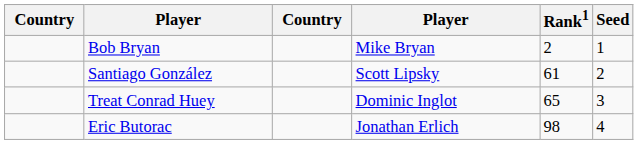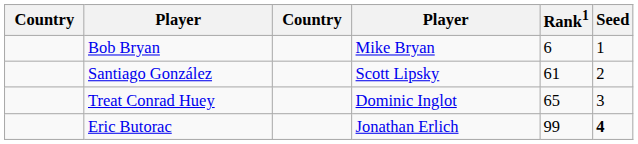(548, 48) 2 -> (548, 48) 6
(552, 126) 98 -> (552, 126) 99
(600, 126) normal -> (600, 126) bold
